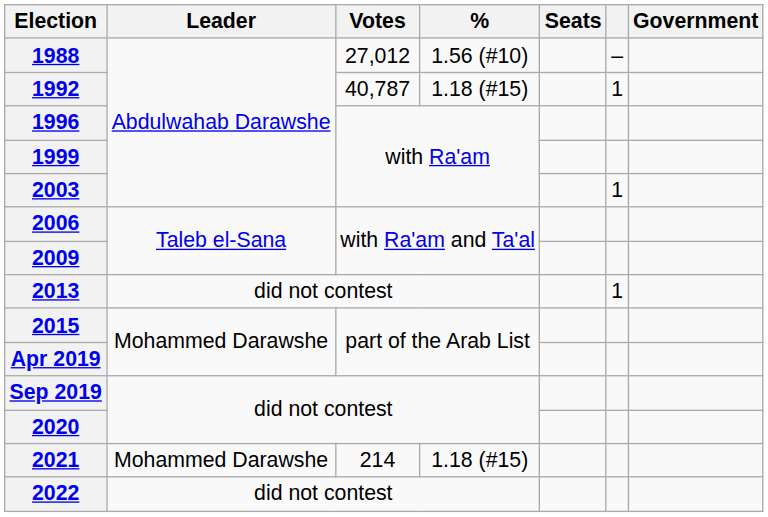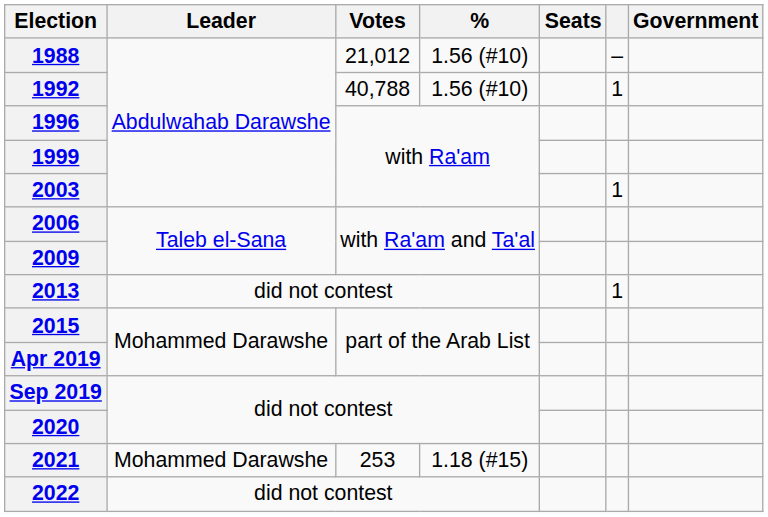(378, 55) 27,012 -> (378, 55) 21,012
(378, 88) 40,787 -> (378, 88) 40,788
(480, 88) 1.18 (#15) -> (480, 88) 1.56 (#10)
(378, 460) 214 -> (378, 460) 253
